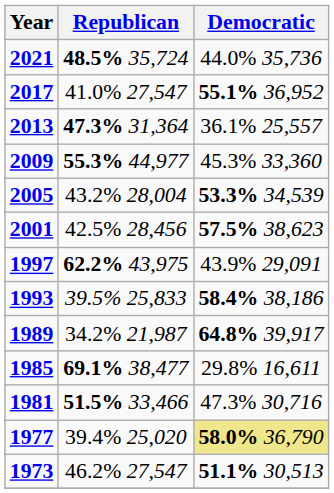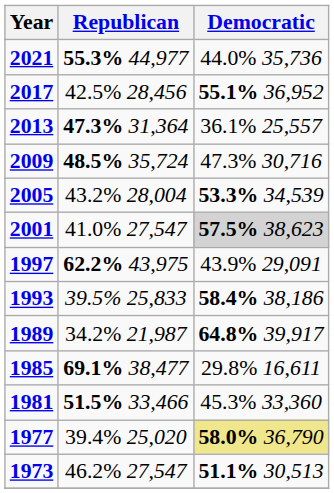(126, 57) 48.5% 35,724 -> (126, 57) 55.3% 44,977
(126, 91) 41.0% 27,547 -> (126, 91) 42.5% 28,456
(126, 160) 55.3% 44,977 -> (126, 160) 48.5% 35,724
(261, 160) 45.3% 33,360 -> (261, 160) 47.3% 30,716
(126, 229) 42.5% 28,456 -> (126, 229) 41.0% 27,547
(261, 229) no background -> (261, 229) lightgrey background
(261, 402) 47.3% 30,716 -> (261, 402) 45.3% 33,360
